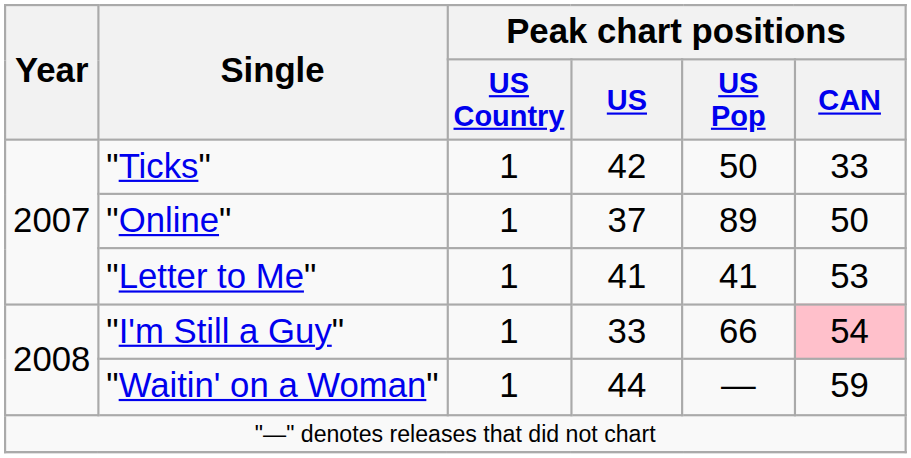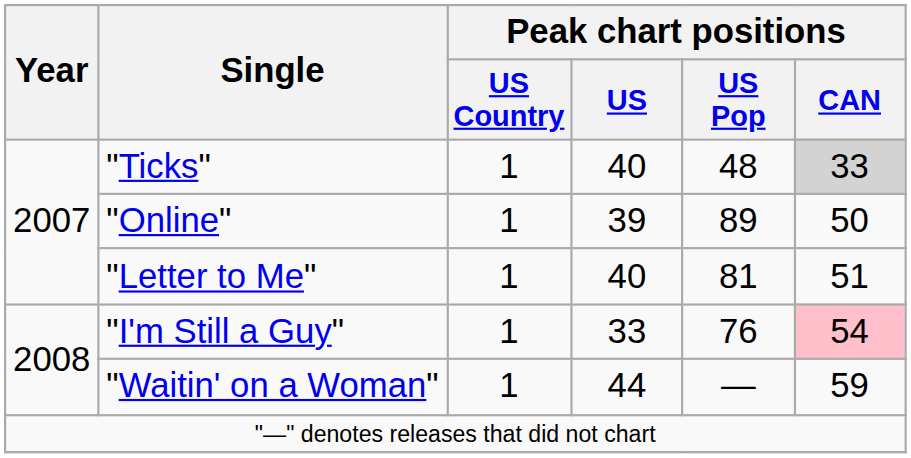(627, 165) 42 -> (627, 165) 40
(738, 165) 50 -> (738, 165) 48
(850, 165) no background -> (850, 165) lightgrey background
(627, 220) 37 -> (627, 220) 39
(627, 276) 41 -> (627, 276) 40
(738, 276) 41 -> (738, 276) 81
(850, 276) 53 -> (850, 276) 51
(738, 331) 66 -> (738, 331) 76
